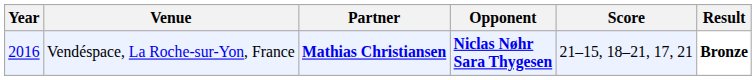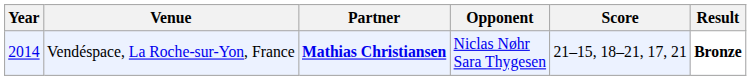(24, 52) 2016 -> (24, 52) 2014
(503, 52) bold -> (500, 52) normal
